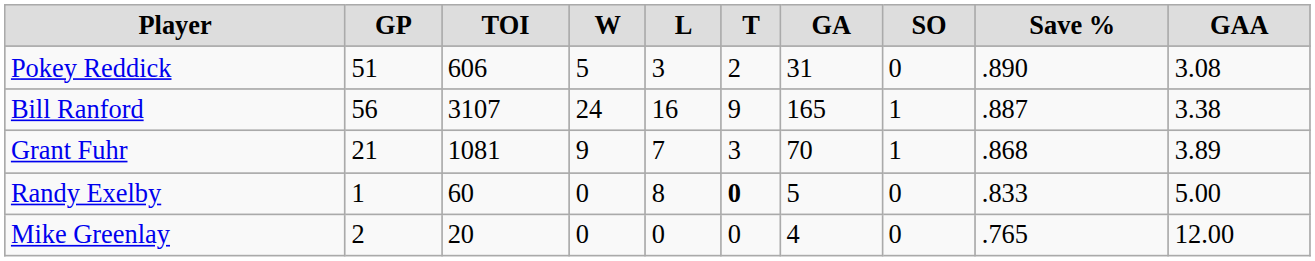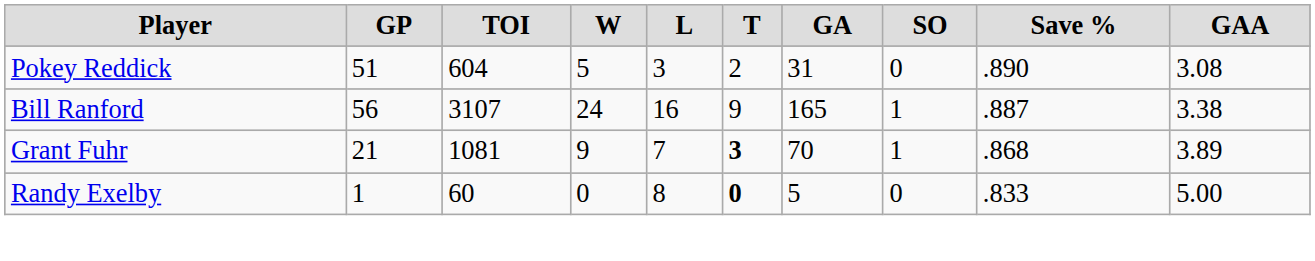(467, 67) 606 -> (468, 67) 604
(734, 151) normal -> (735, 151) bold
- row: (90, 234)
